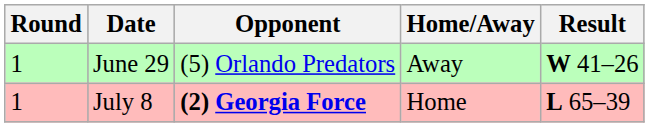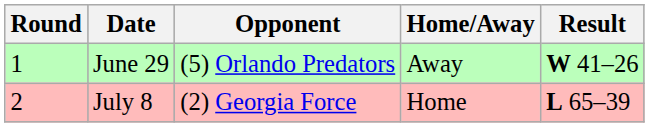(17, 102) 1 -> (17, 102) 2
(273, 102) bold -> (268, 102) normal
